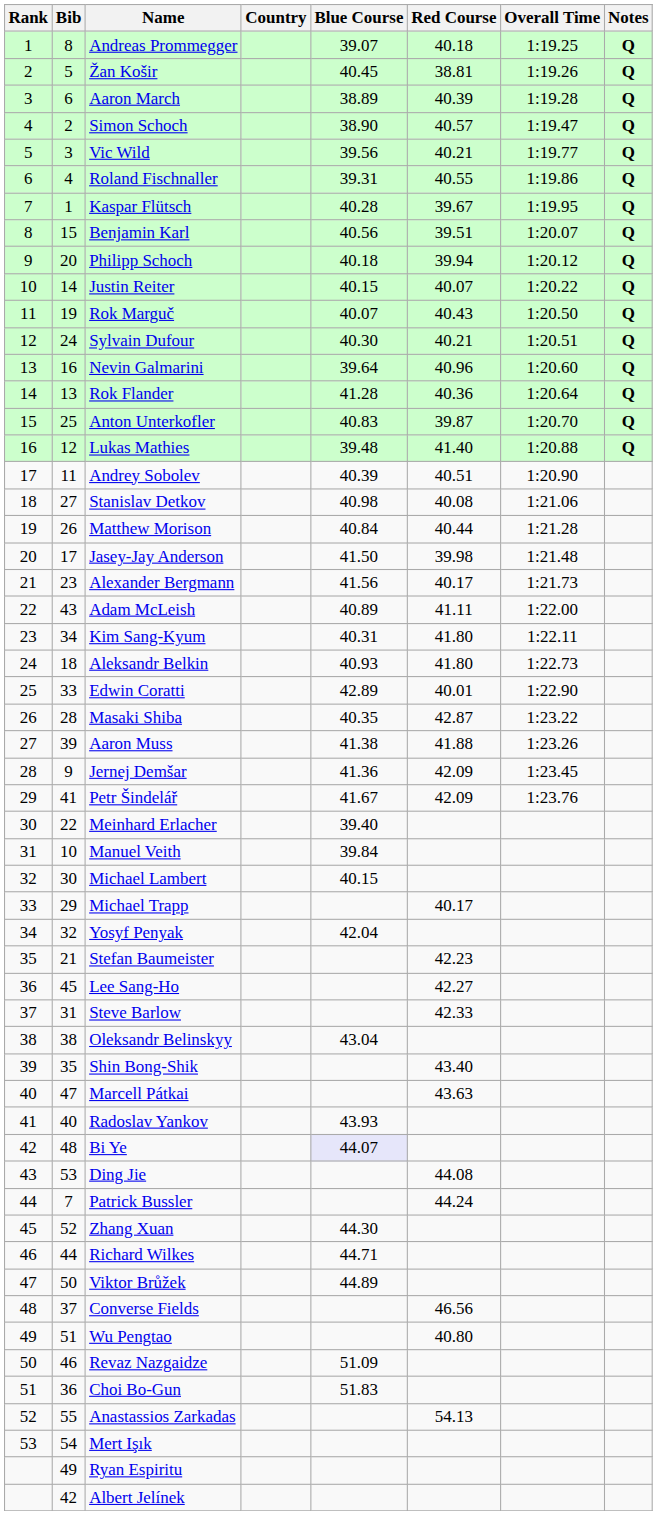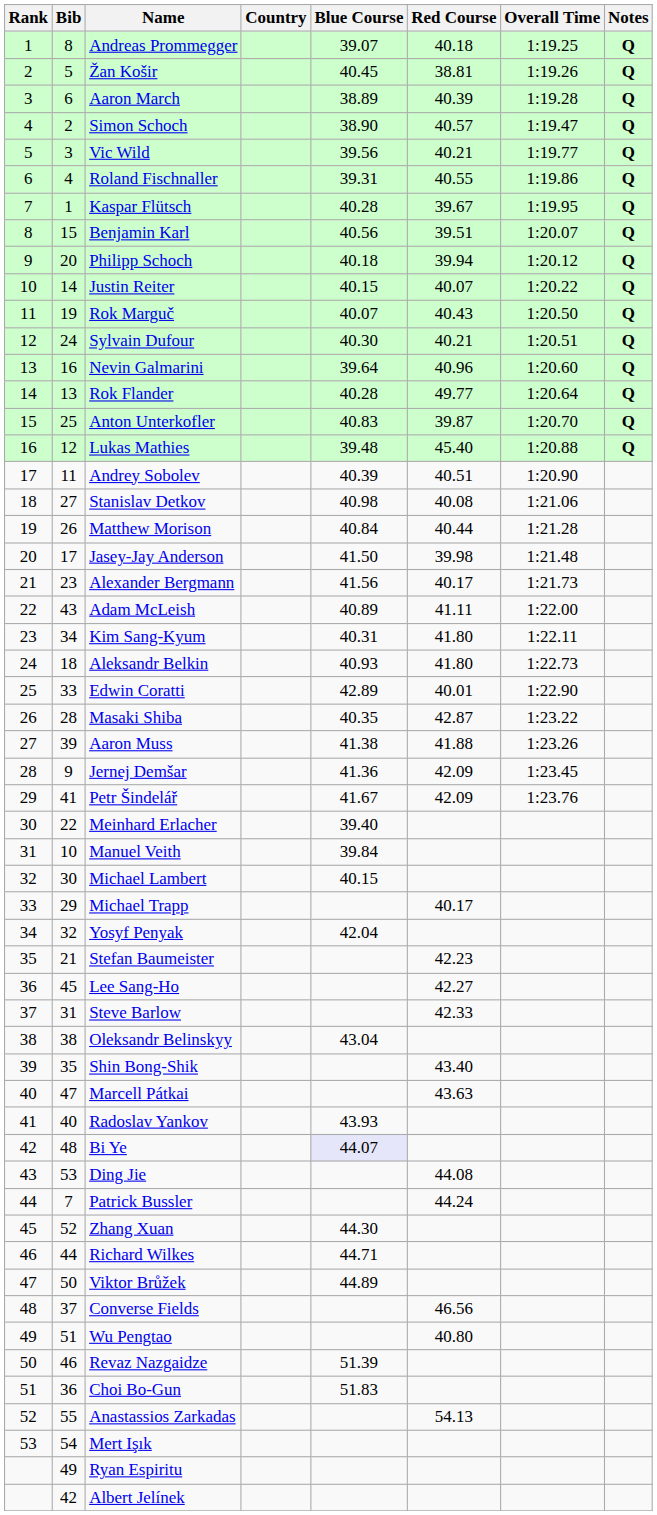(359, 394) 41.28 -> (359, 394) 40.28
(454, 394) 40.36 -> (454, 394) 49.77
(454, 448) 41.40 -> (454, 448) 45.40
(359, 1362) 51.09 -> (359, 1362) 51.39
